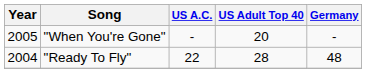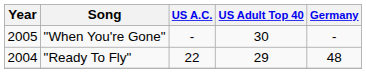(261, 36) 20 -> (261, 36) 30
(261, 57) 28 -> (261, 57) 29
